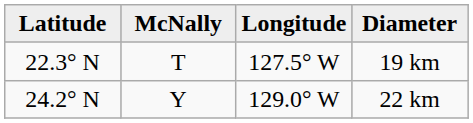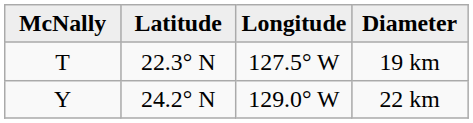columns swapped: (178, 23) <-> (63, 23)
